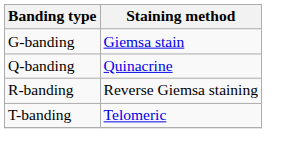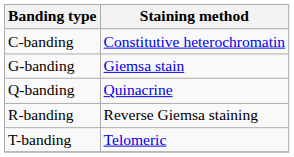+ row: (41, 41)
